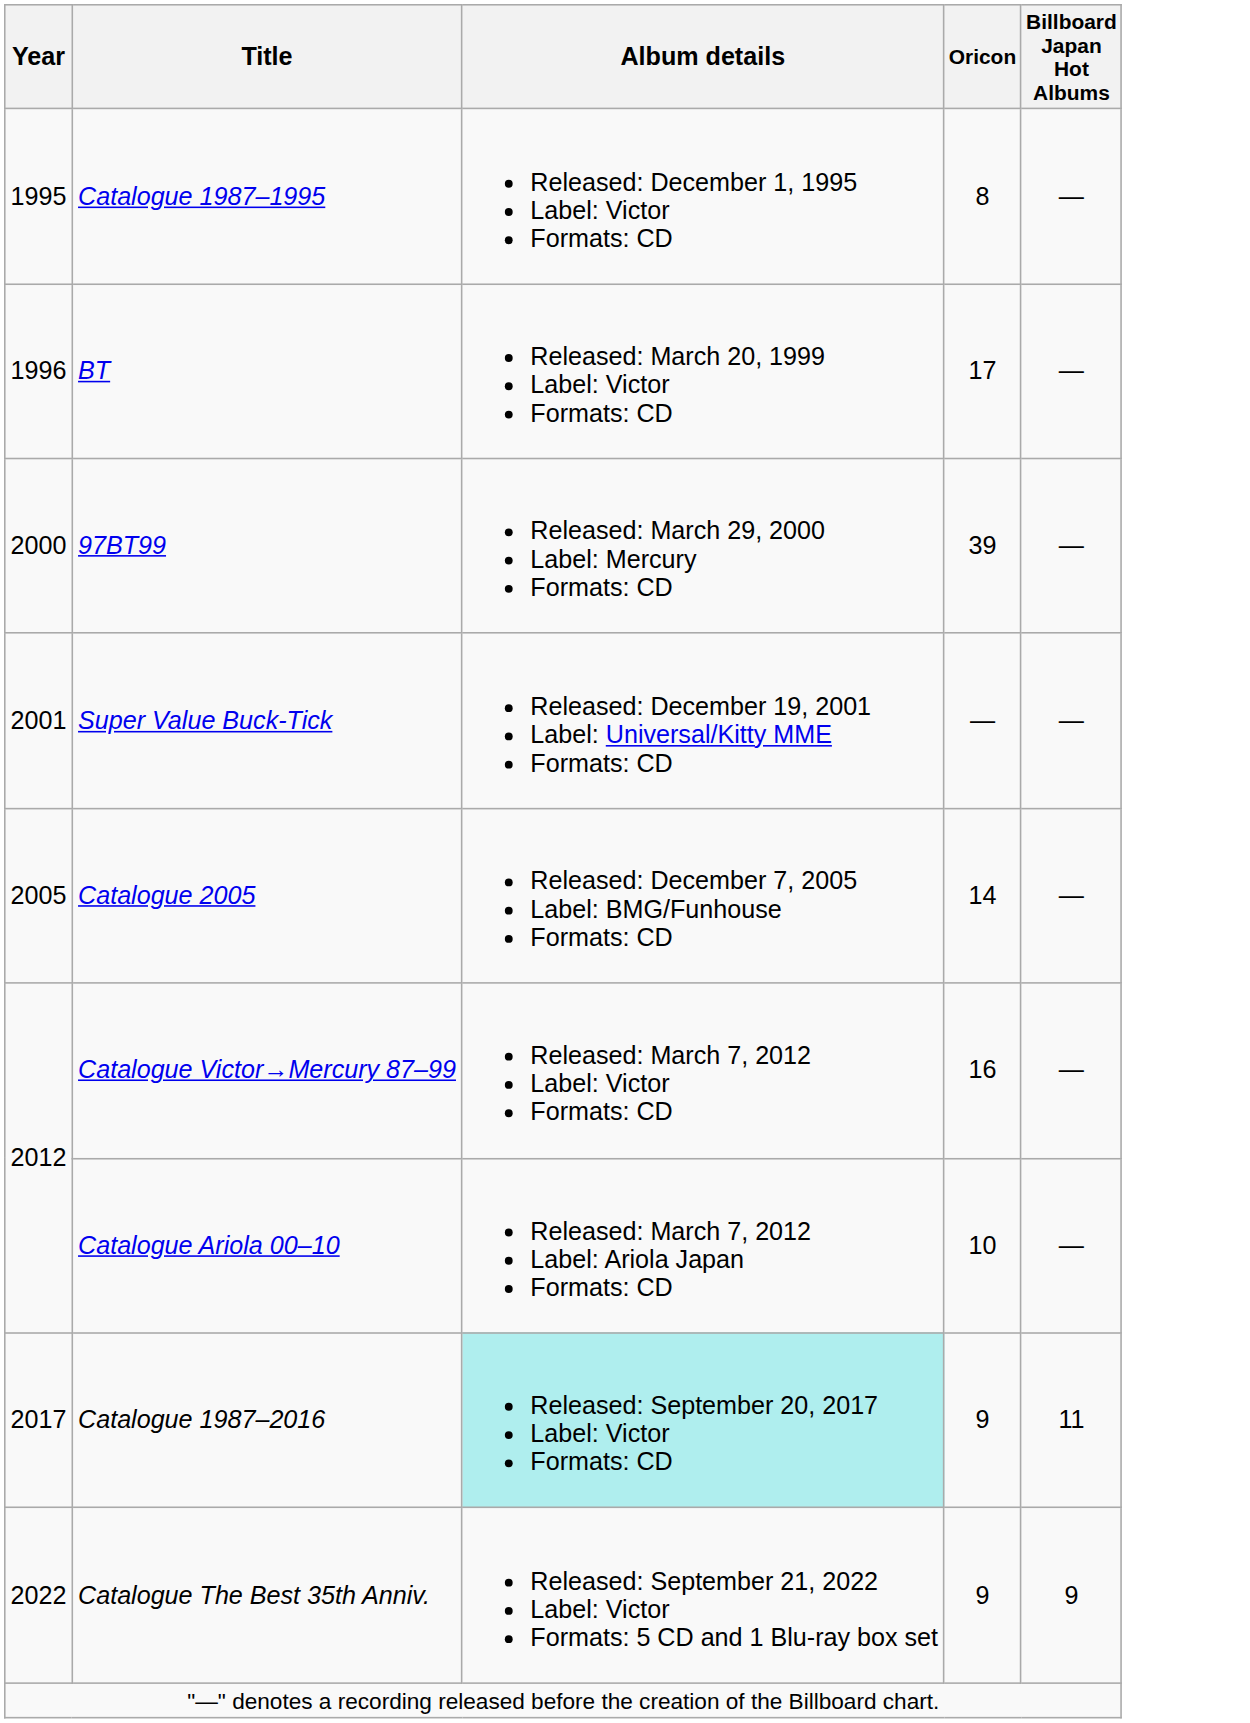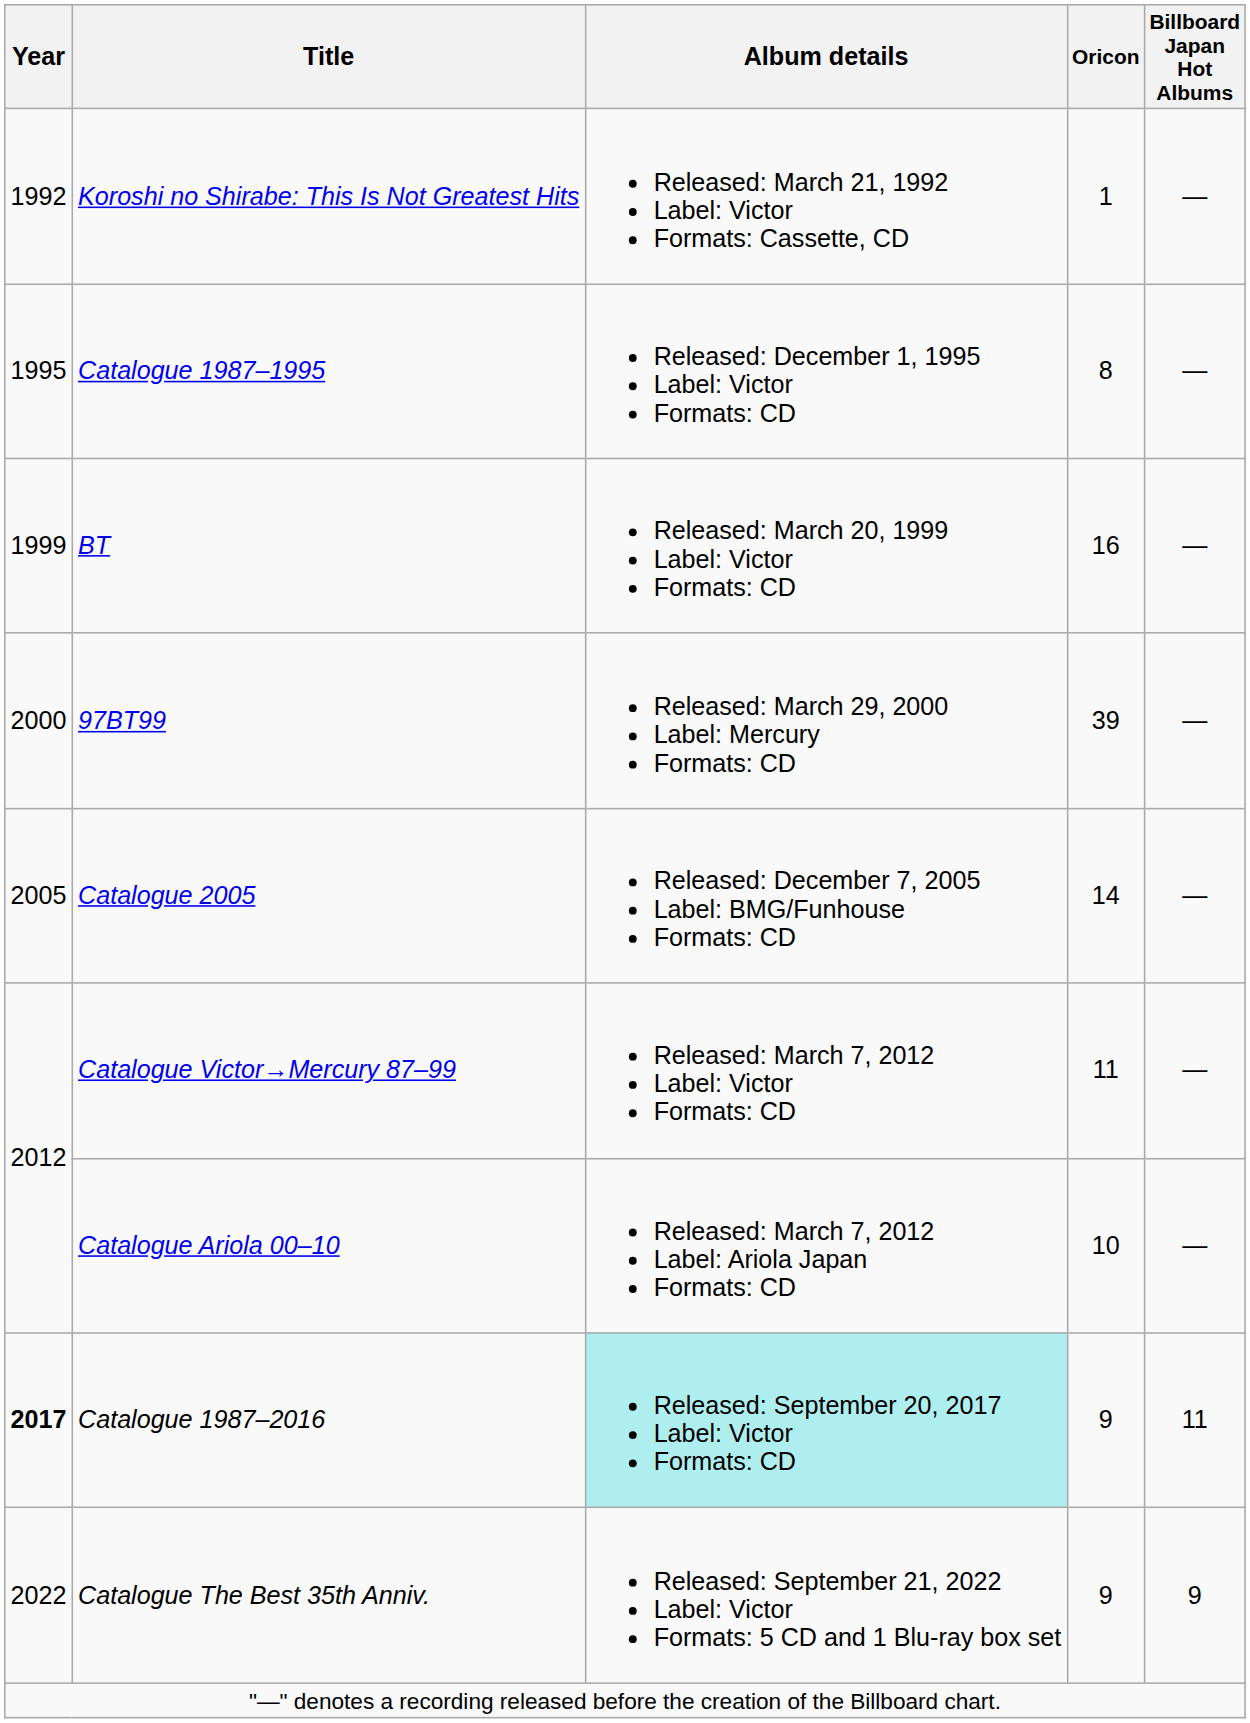+ row: (329, 196)
(39, 370) 1996 -> (39, 545) 1999
(982, 370) 17 -> (1106, 545) 16
- row: (205, 720)
(982, 1070) 16 -> (1106, 1070) 11
(39, 1420) normal -> (39, 1420) bold
